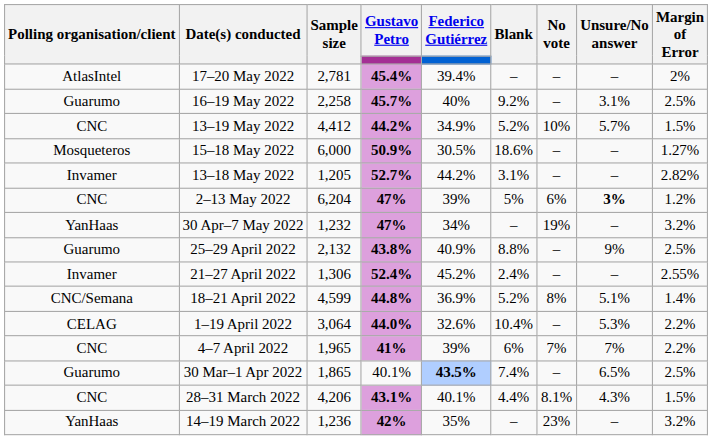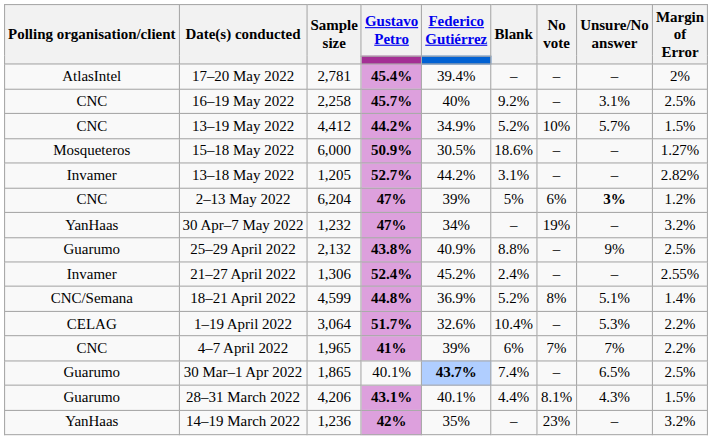(92, 100) Guarumo -> (92, 100) CNC
(392, 323) 44.0% -> (392, 323) 51.7%
(456, 372) 43.5% -> (456, 372) 43.7%
(92, 397) CNC -> (92, 397) Guarumo
